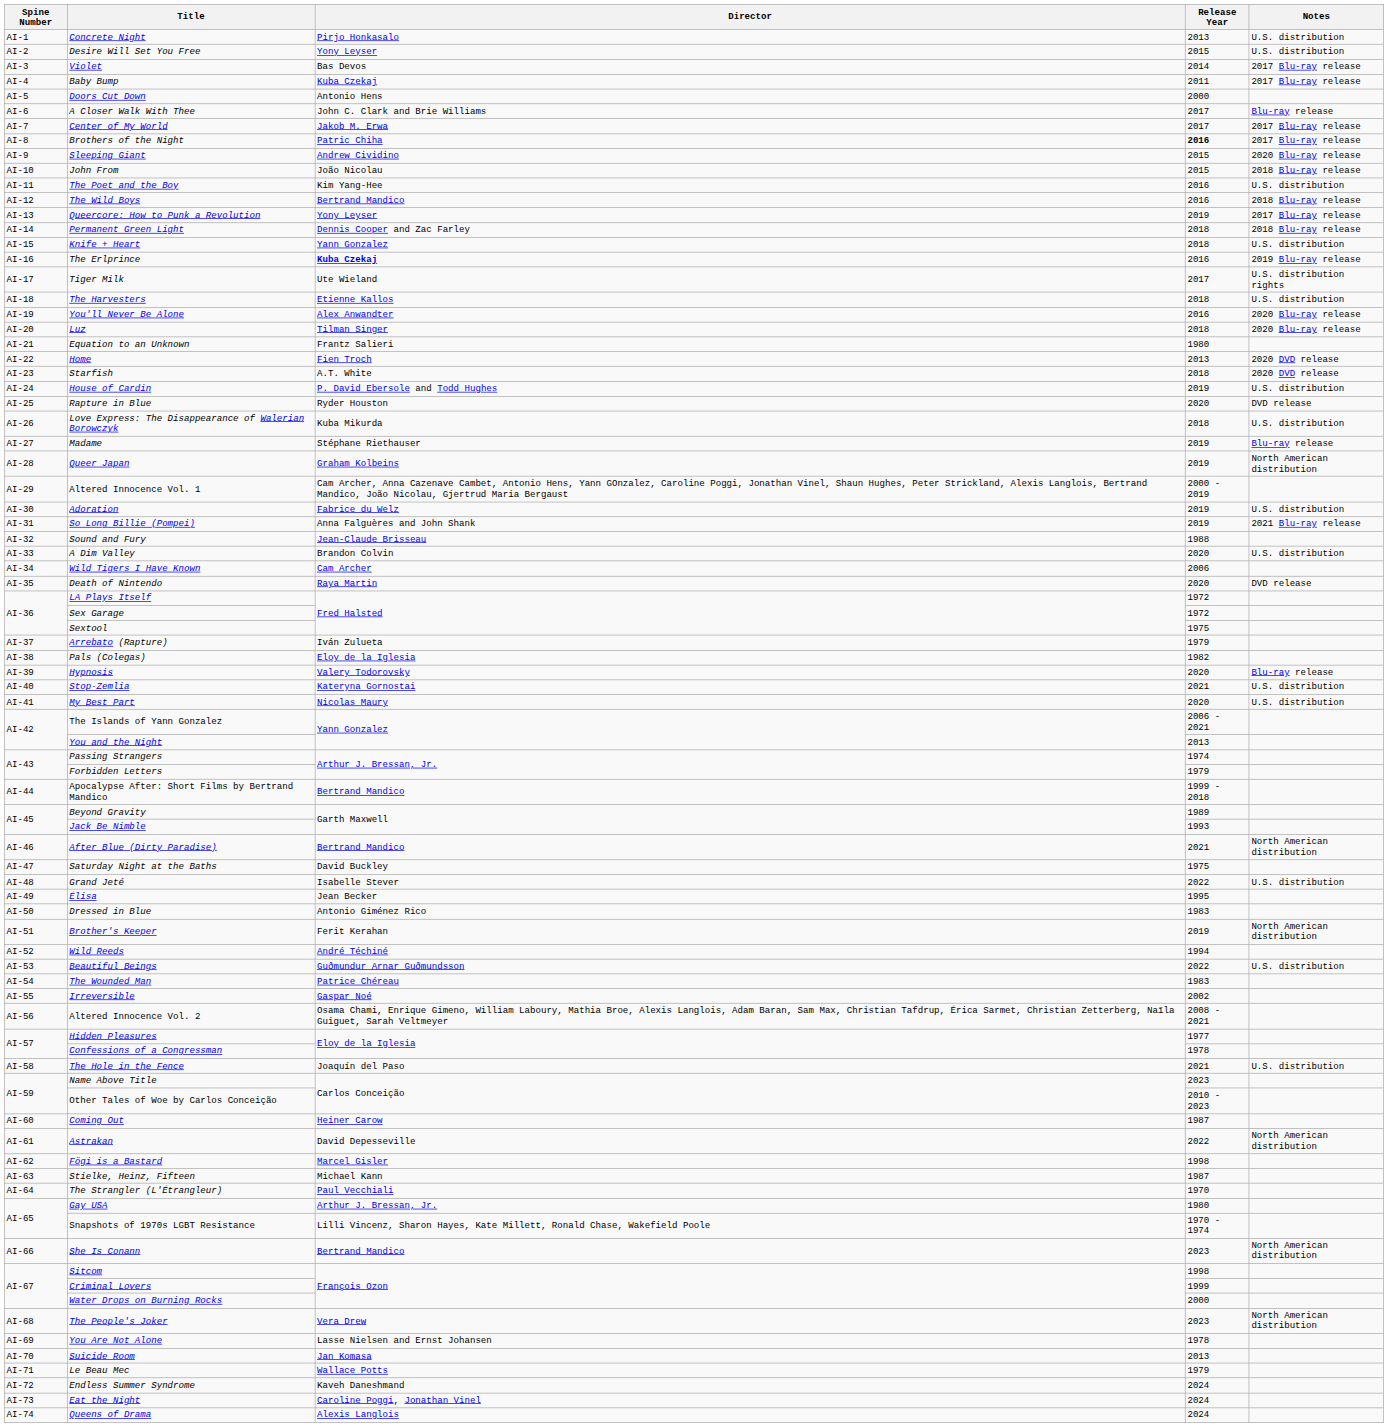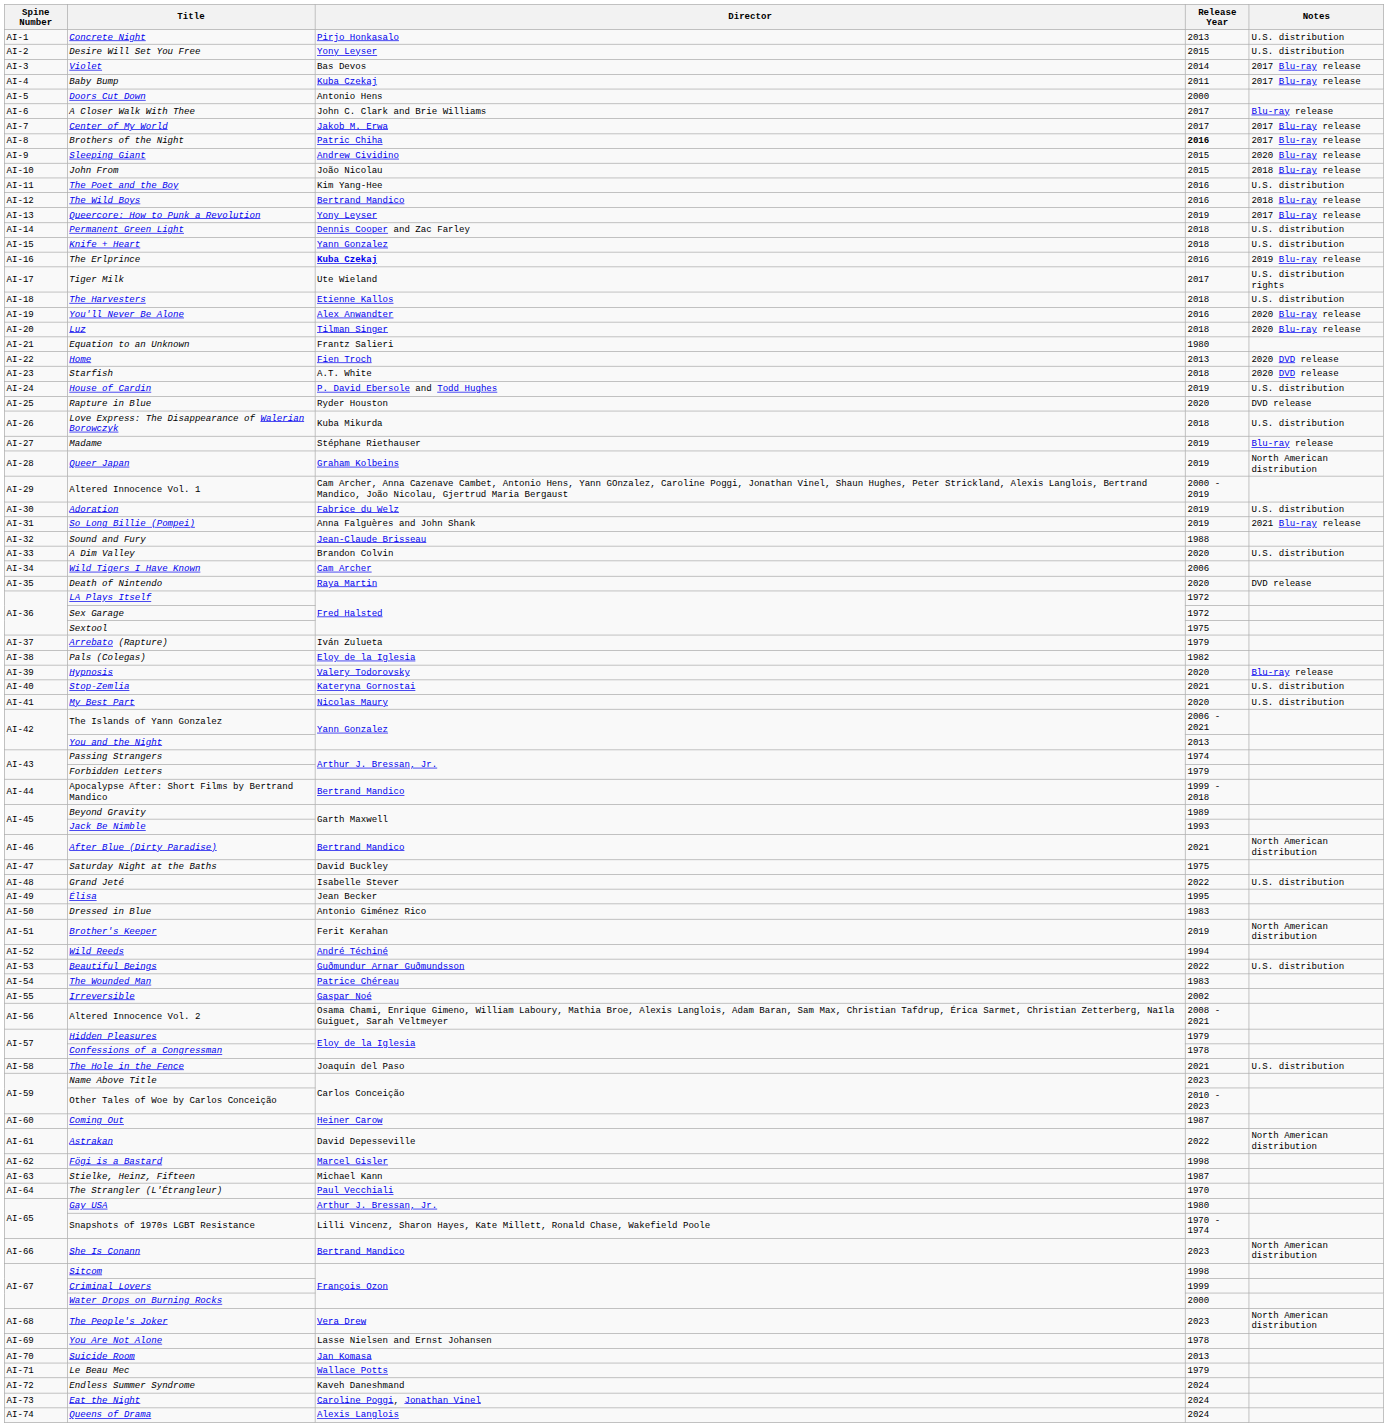(1306, 230) 2018 Blu-ray release -> (1298, 230) U.S. distribution
(1198, 1036) 1977 -> (1198, 1036) 1979
